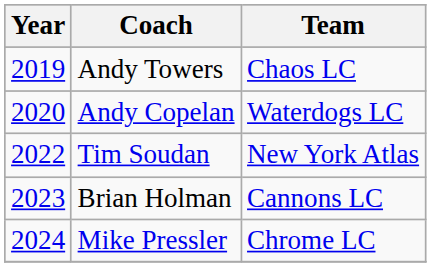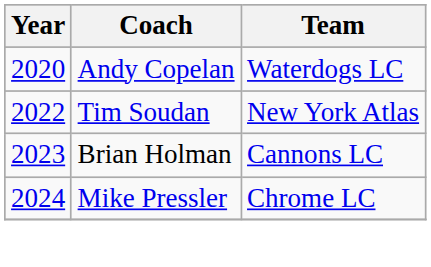- row: (150, 68)
